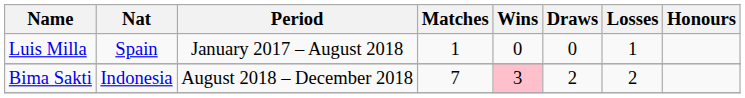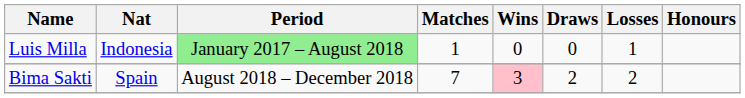(137, 48) Spain -> (137, 48) Indonesia
(297, 48) no background -> (297, 48) lightgreen background
(137, 78) Indonesia -> (137, 78) Spain
